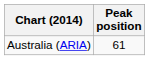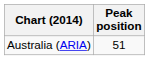(119, 45) 61 -> (119, 45) 51
